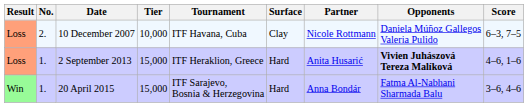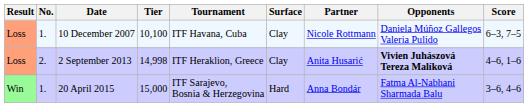(43, 34) 2. -> (43, 34) 1.
(153, 34) 10,000 -> (153, 34) 10,100
(43, 61) 1. -> (43, 61) 2.
(153, 61) 15,000 -> (153, 61) 14,998
(279, 61) Hard -> (278, 61) Clay
